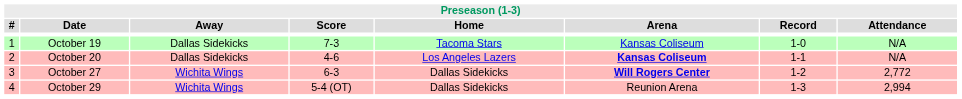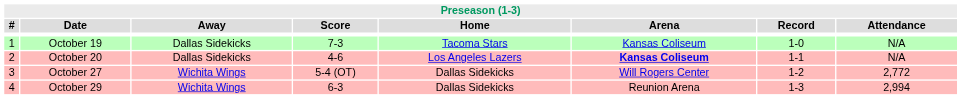(331, 72) 6-3 -> (335, 72) 5-4 (OT)
(662, 72) bold -> (664, 72) normal
(331, 87) 5-4 (OT) -> (335, 87) 6-3
